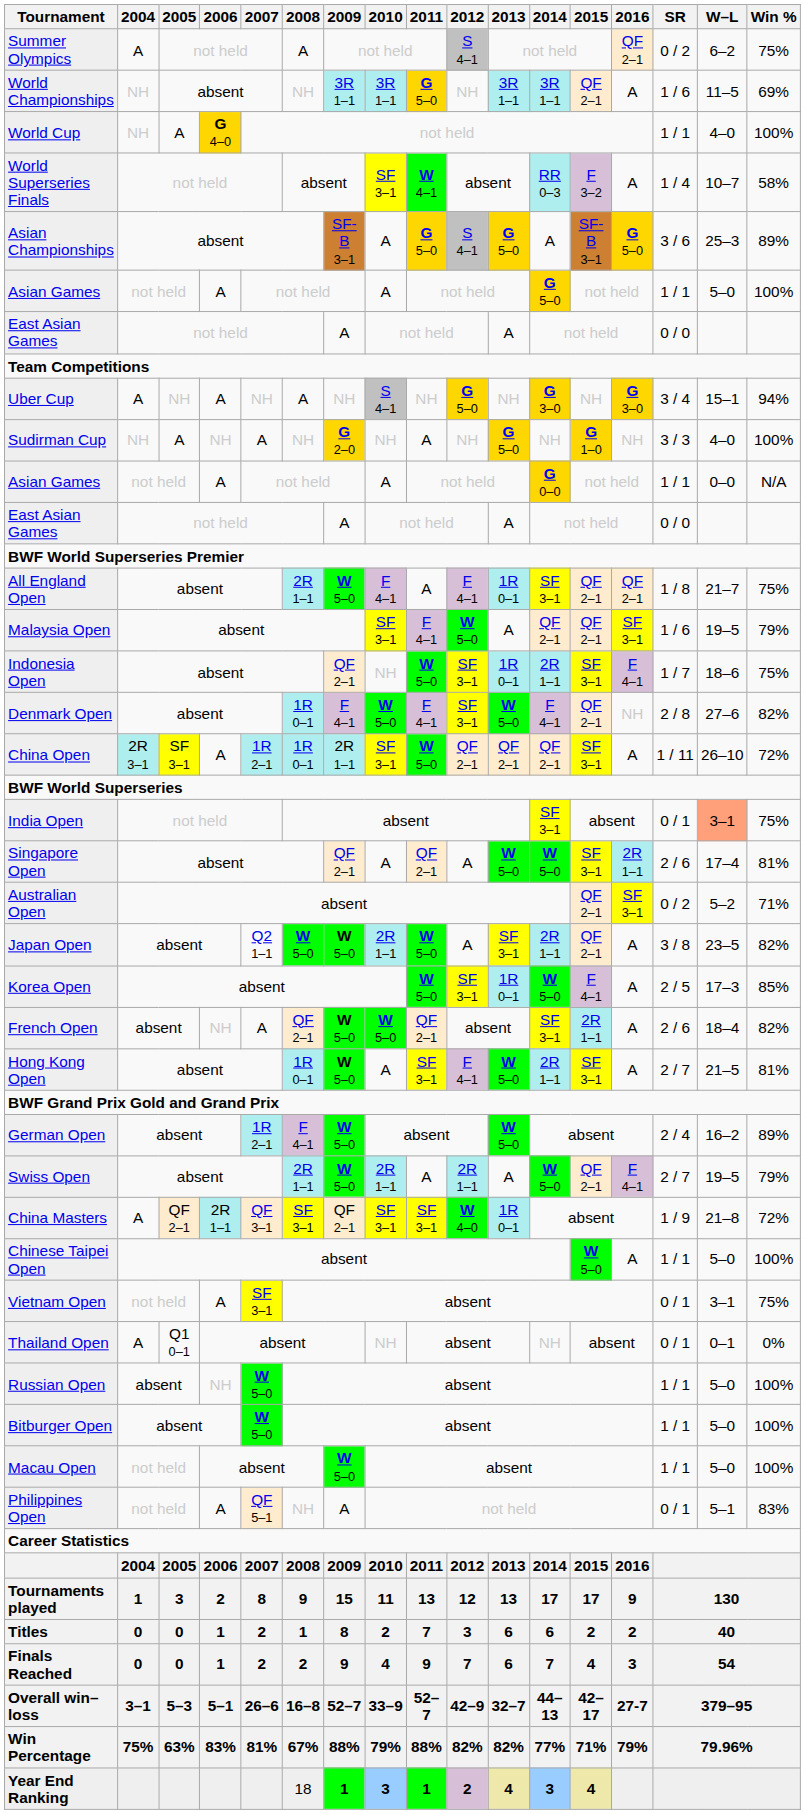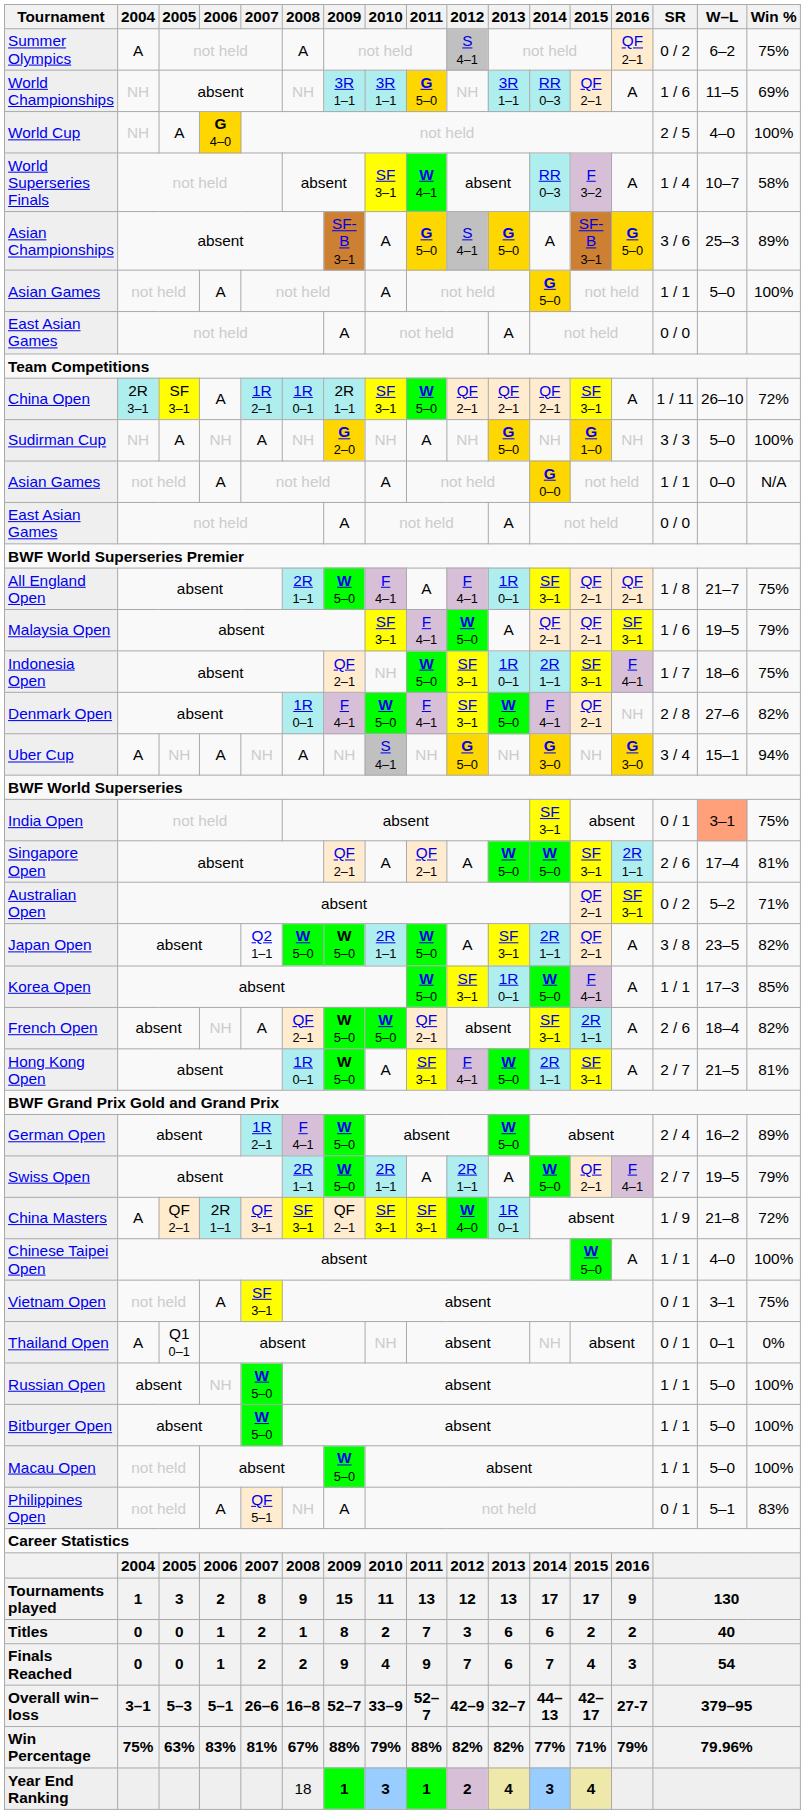(550, 91) 3R 1–1 -> (550, 91) RR 0–3
(675, 133) 1 / 1 -> (675, 133) 2 / 5
rows swapped: (41, 399) <-> (49, 755)
(722, 440) 4–0 -> (722, 440) 5–0
(675, 986) 2 / 5 -> (675, 986) 1 / 1
(722, 1260) 5–0 -> (722, 1260) 4–0
